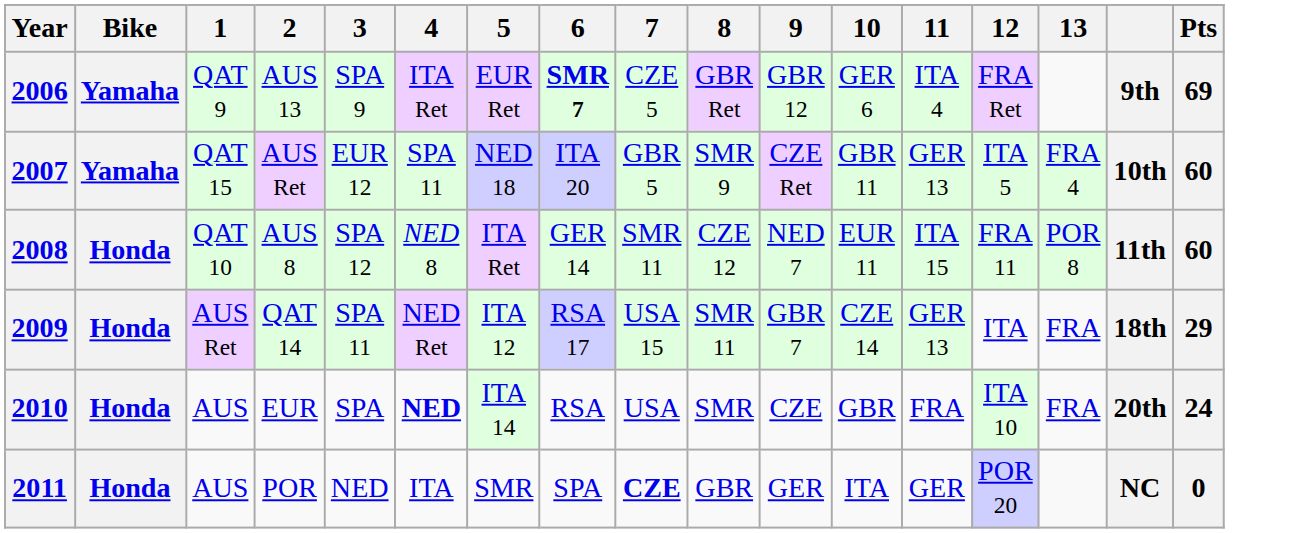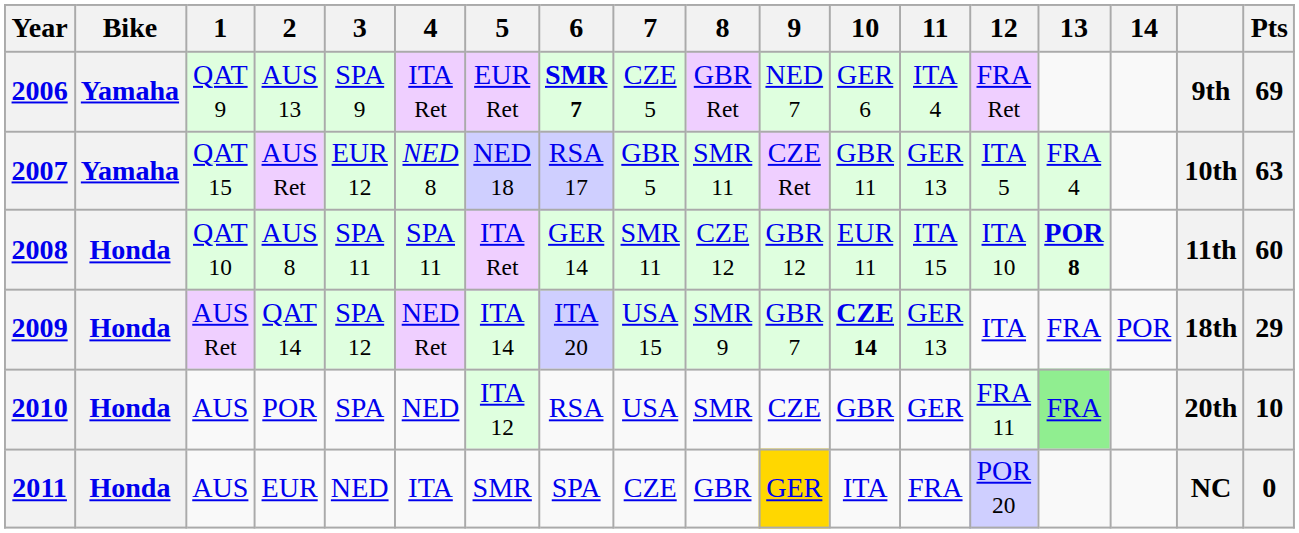+ column: (1144, 28)
(796, 90) GBR 12 -> (794, 90) NED 7
(431, 170) SPA 11 -> (431, 170) NED 8
(578, 170) ITA 20 -> (576, 170) RSA 17
(724, 170) SMR 9 -> (723, 170) SMR 11
(1198, 170) 60 -> (1269, 170) 63
(360, 249) SPA 12 -> (360, 249) SPA 11
(431, 249) NED 8 -> (431, 249) SPA 11
(796, 249) NED 7 -> (794, 249) GBR 12
(1005, 249) FRA 11 -> (1004, 249) ITA 10
(1073, 249) normal -> (1074, 249) bold
(360, 329) SPA 11 -> (360, 329) SPA 12
(504, 329) ITA 12 -> (502, 329) ITA 14
(578, 329) RSA 17 -> (576, 329) ITA 20
(724, 329) SMR 11 -> (723, 329) SMR 9
(867, 329) normal -> (865, 329) bold
(290, 408) EUR -> (290, 408) POR
(431, 408) bold -> (431, 408) normal
(504, 408) ITA 14 -> (502, 408) ITA 12
(937, 408) FRA -> (935, 408) GER
(1005, 408) ITA 10 -> (1004, 408) FRA 11
(1073, 408) no background -> (1074, 408) lightgreen background
(1198, 408) 24 -> (1269, 408) 10
(290, 488) POR -> (290, 488) EUR
(652, 488) bold -> (650, 488) normal
(796, 488) no background -> (794, 488) gold background
(937, 488) GER -> (935, 488) FRA
